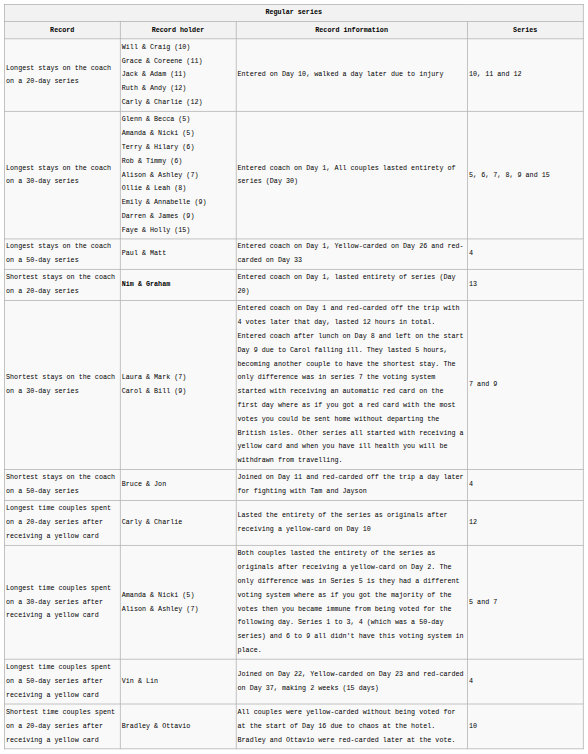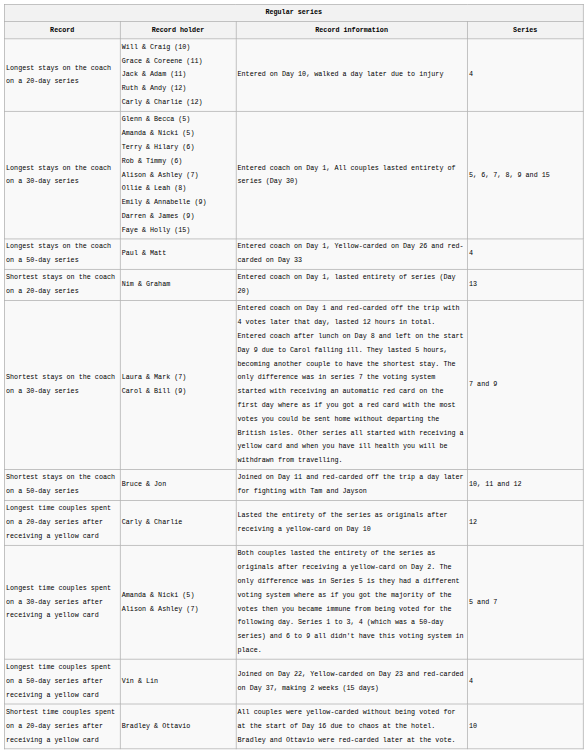(495, 74) 10, 11 and 12 -> (471, 74) 4
(146, 284) bold -> (146, 284) normal
(471, 484) 4 -> (495, 484) 10, 11 and 12
